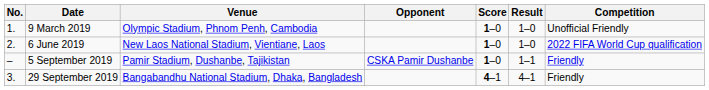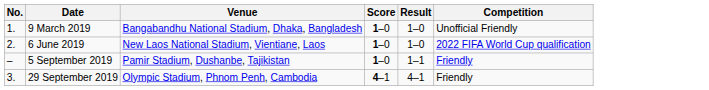- column: (420, 12)
(220, 28) Olympic Stadium, Phnom Penh, Cambodia -> (242, 28) Bangabandhu National Stadium, Dhaka, Bangladesh
(242, 77) Bangabandhu National Stadium, Dhaka, Bangladesh -> (220, 77) Olympic Stadium, Phnom Penh, Cambodia
